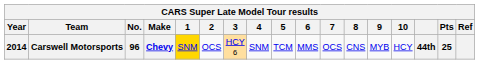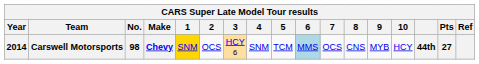(135, 47) 96 -> (135, 47) 98
(308, 47) no background -> (308, 47) lightblue background
(447, 47) 25 -> (447, 47) 27
